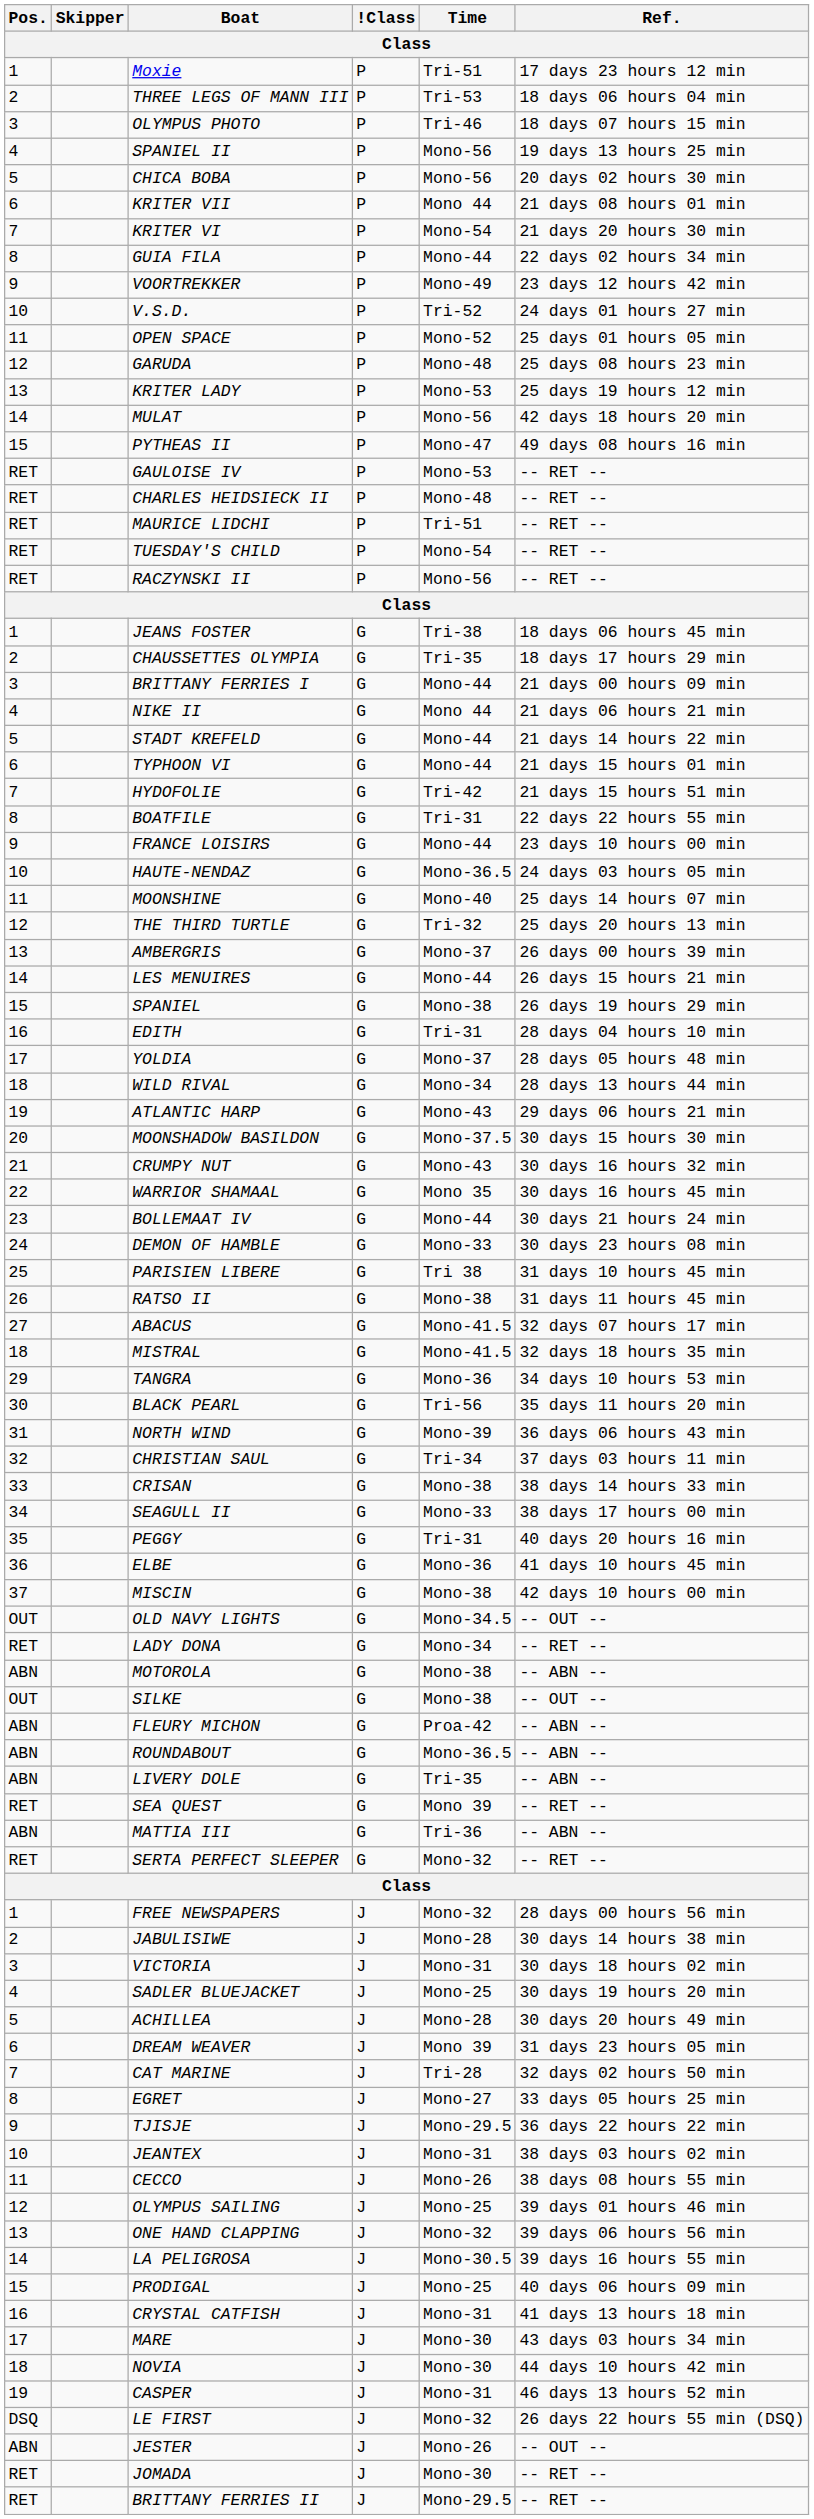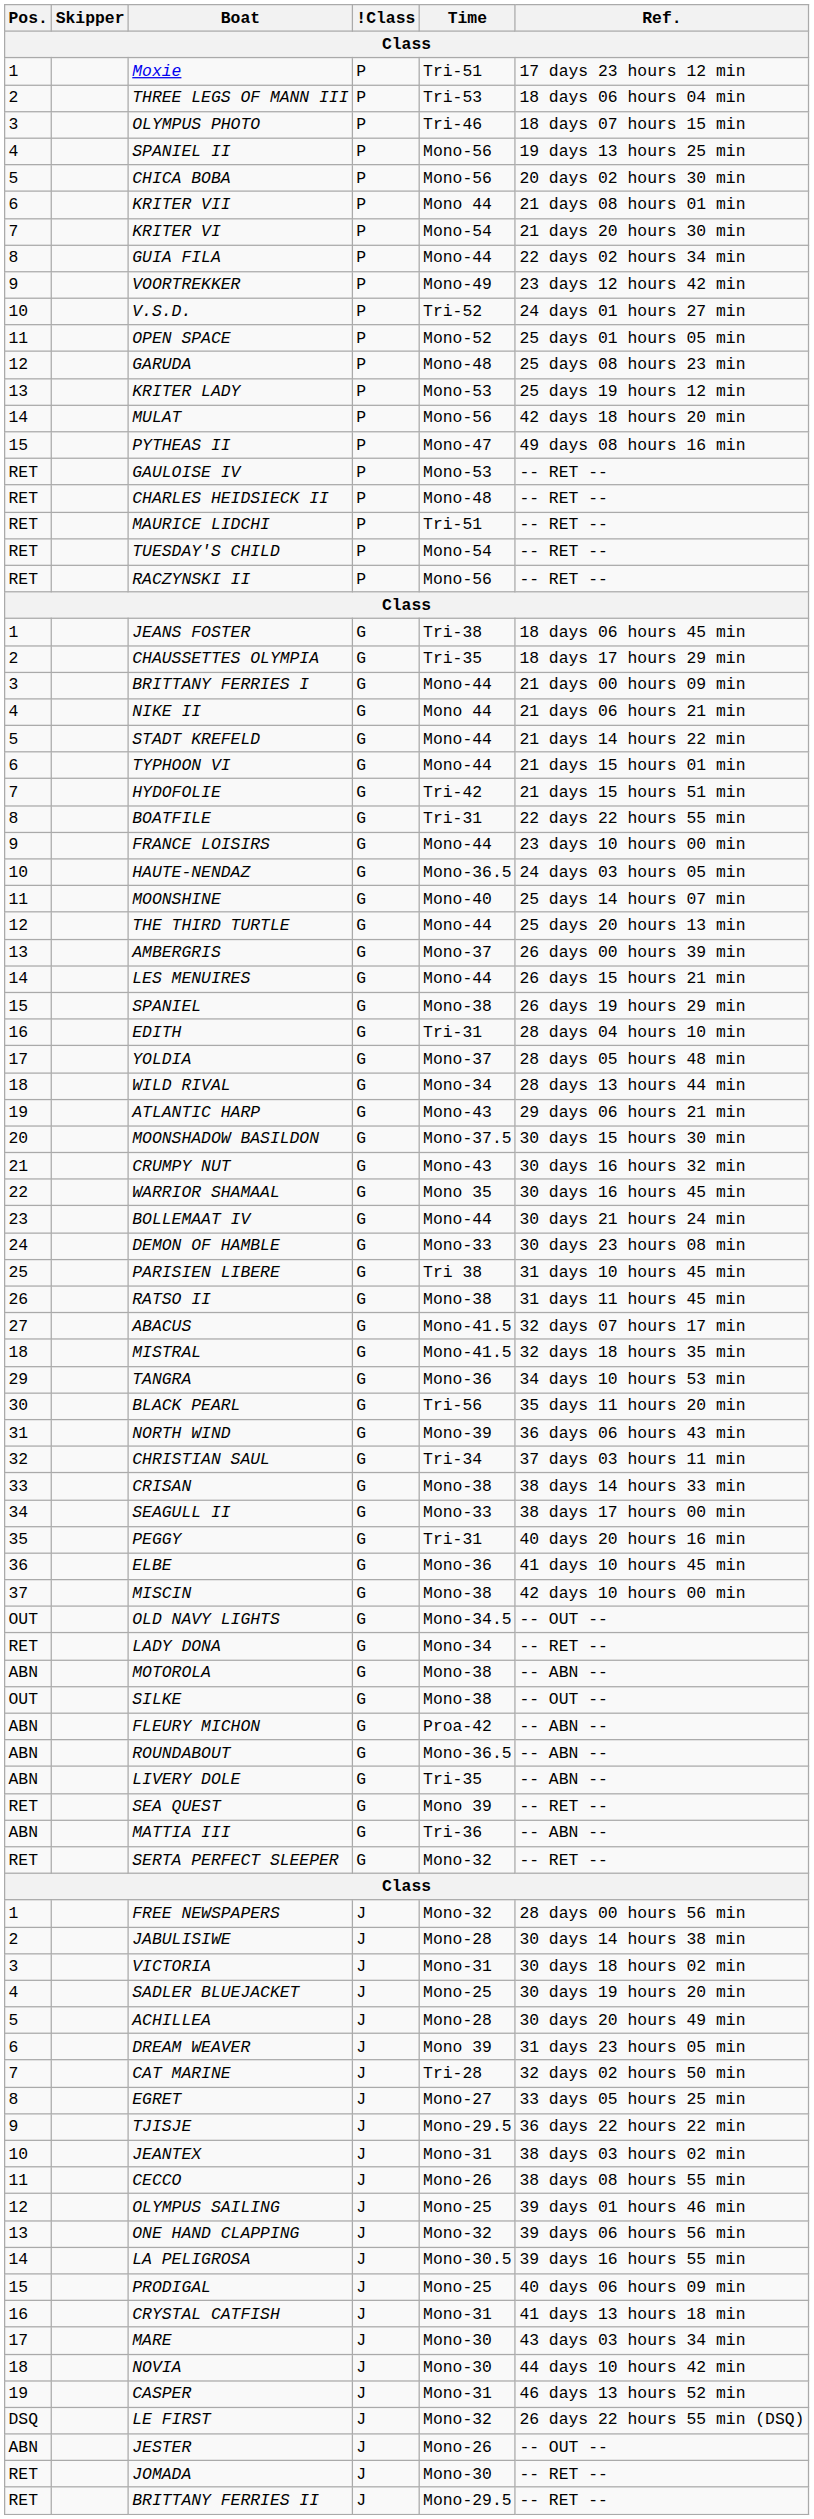(453, 926) Tri-32 -> (458, 926) Mono-44
